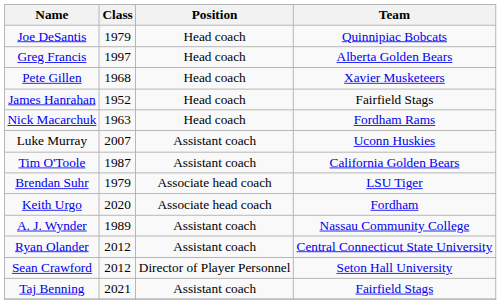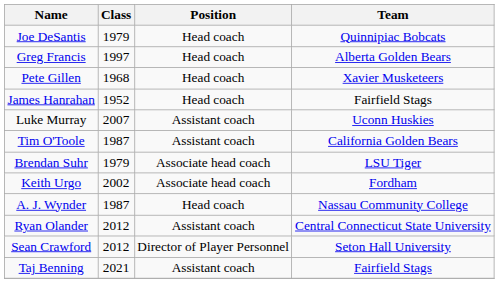- row: (52, 120)
(118, 204) 2020 -> (116, 183) 2002
(118, 225) 1989 -> (116, 204) 1987
(215, 225) Assistant coach -> (213, 204) Head coach
